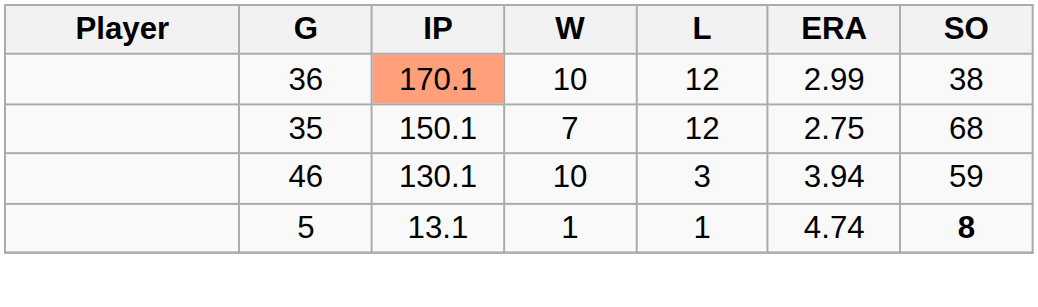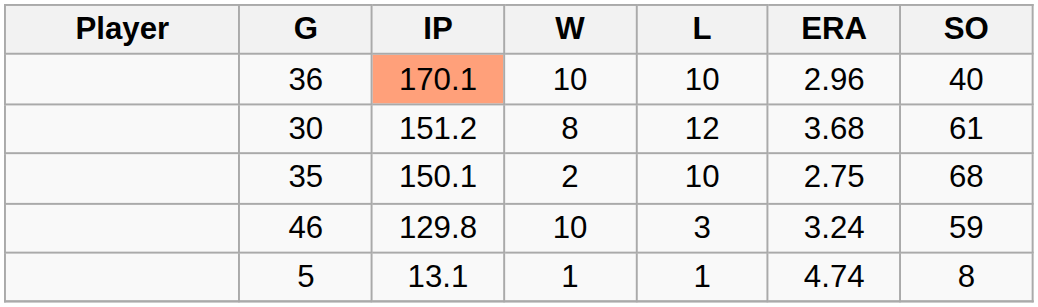(702, 78) 12 -> (702, 78) 10
(834, 78) 2.99 -> (834, 78) 2.96
(966, 78) 38 -> (966, 78) 40
+ row: (306, 128)
(570, 128) 7 -> (570, 177) 2
(702, 128) 12 -> (702, 177) 10
(438, 177) 130.1 -> (438, 227) 129.8
(834, 177) 3.94 -> (834, 227) 3.24
(966, 227) bold -> (966, 276) normal
